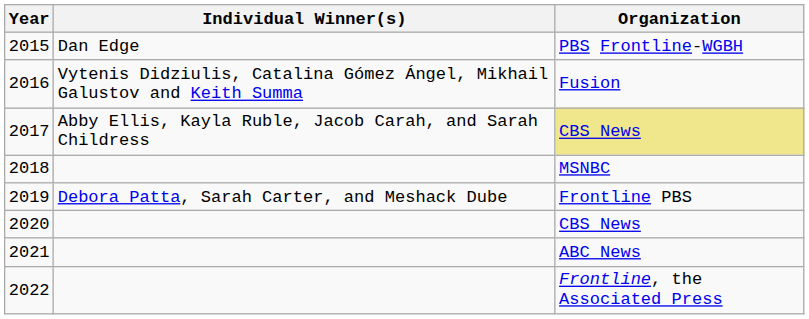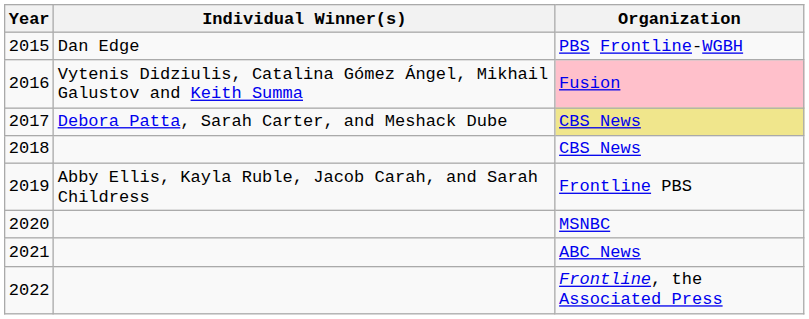(590, 84) no background -> (590, 84) pink background
(298, 131) Abby Ellis, Kayla Ruble, Jacob Carah, and Sarah Childress -> (283, 121) Debora Patta, Sarah Carter, and Meshack Dube
(585, 169) MSNBC -> (600, 149) CBS News
(283, 197) Debora Patta, Sarah Carter, and Meshack Dube -> (298, 187) Abby Ellis, Kayla Ruble, Jacob Carah, and Sarah Childress
(600, 224) CBS News -> (585, 224) MSNBC
